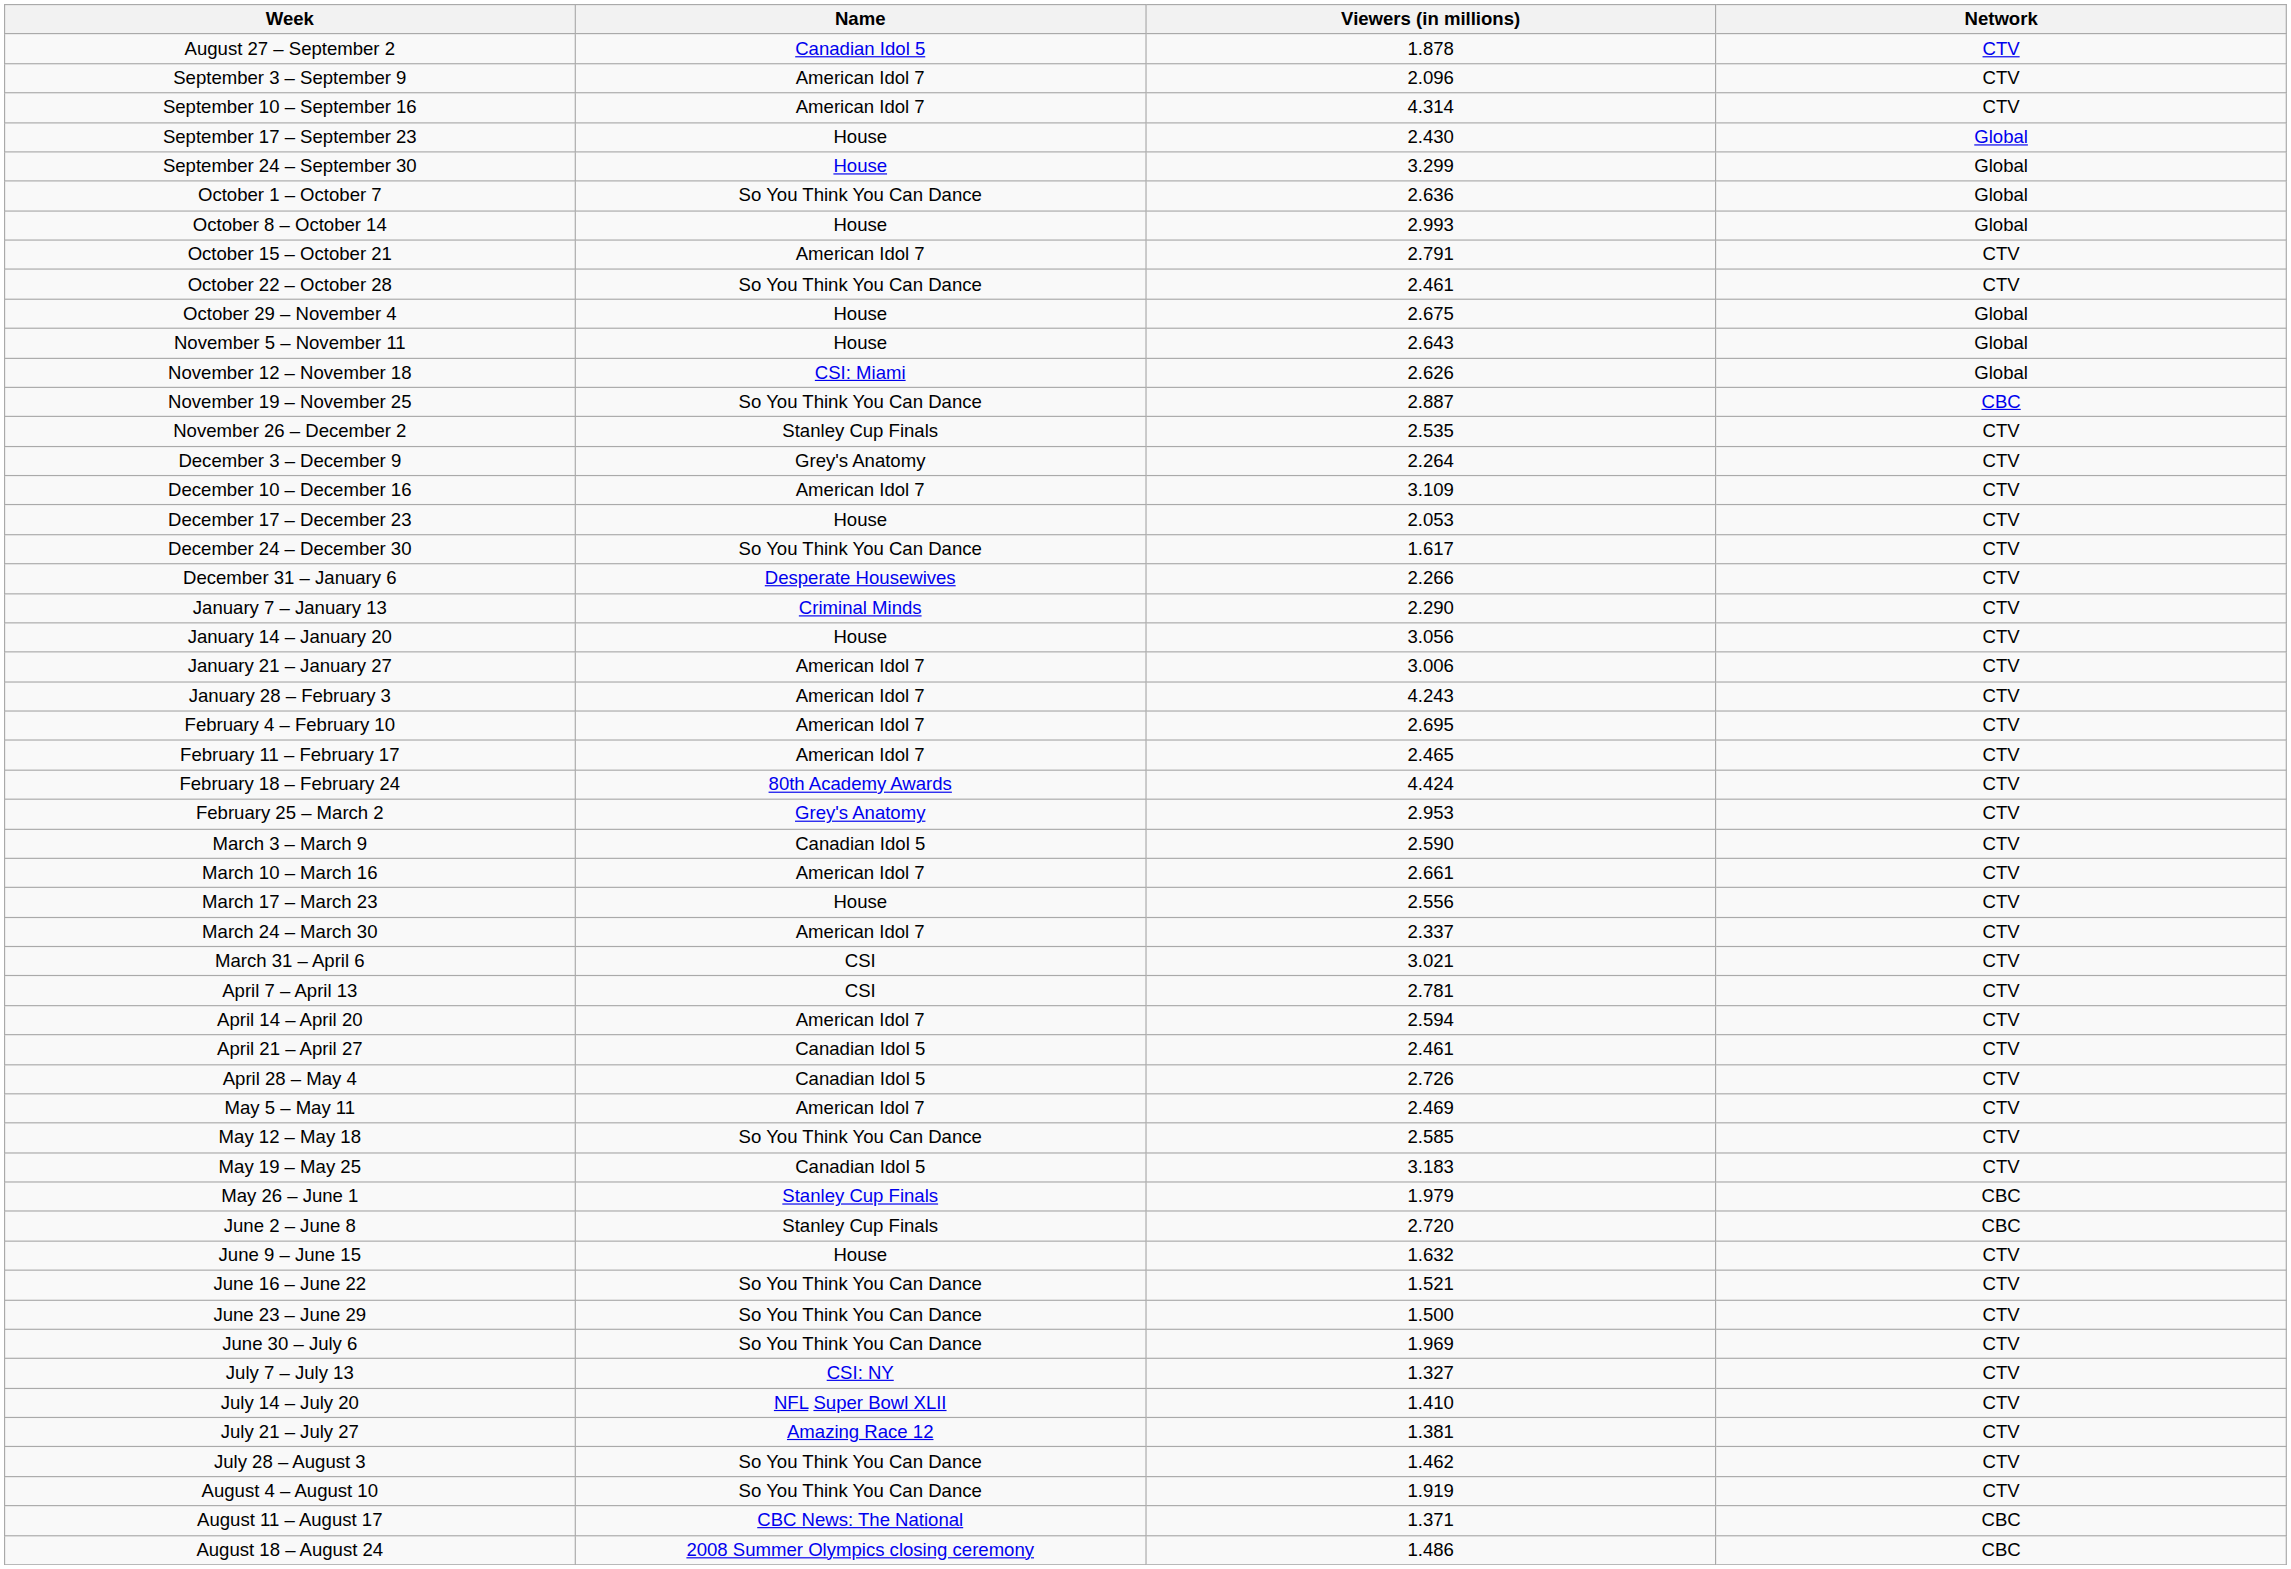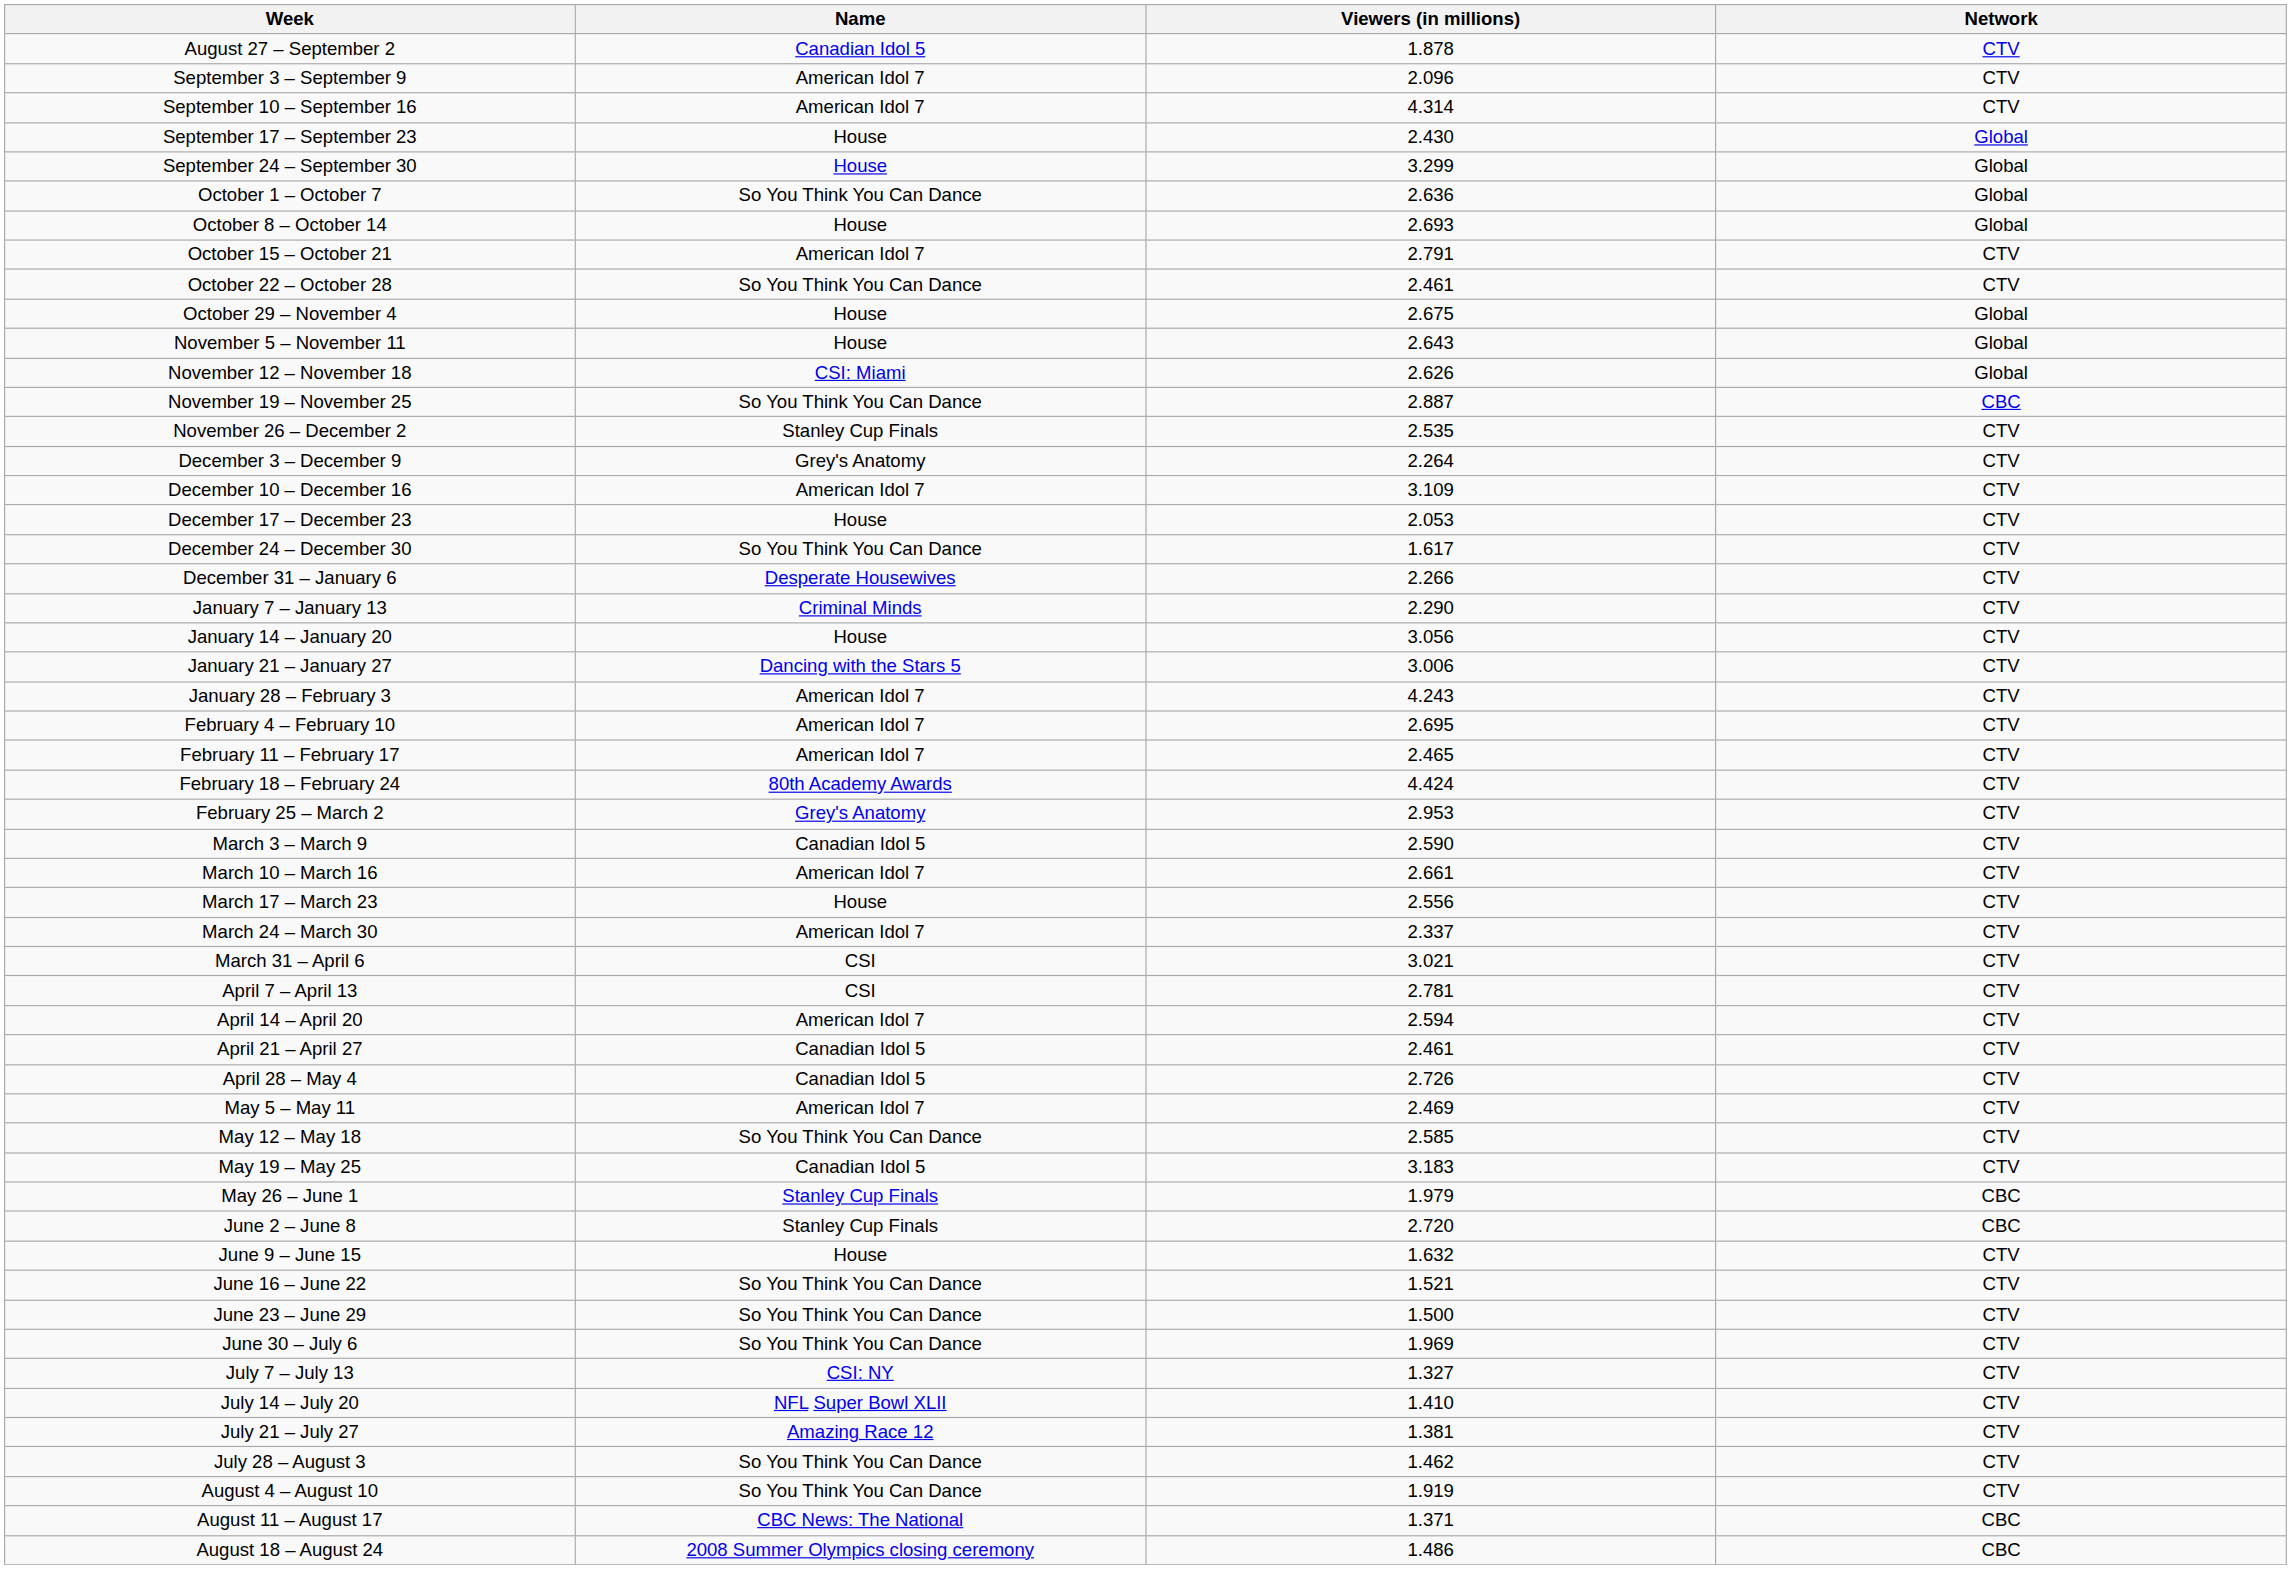(1431, 225) 2.993 -> (1431, 225) 2.693
(860, 666) American Idol 7 -> (860, 666) Dancing with the Stars 5
